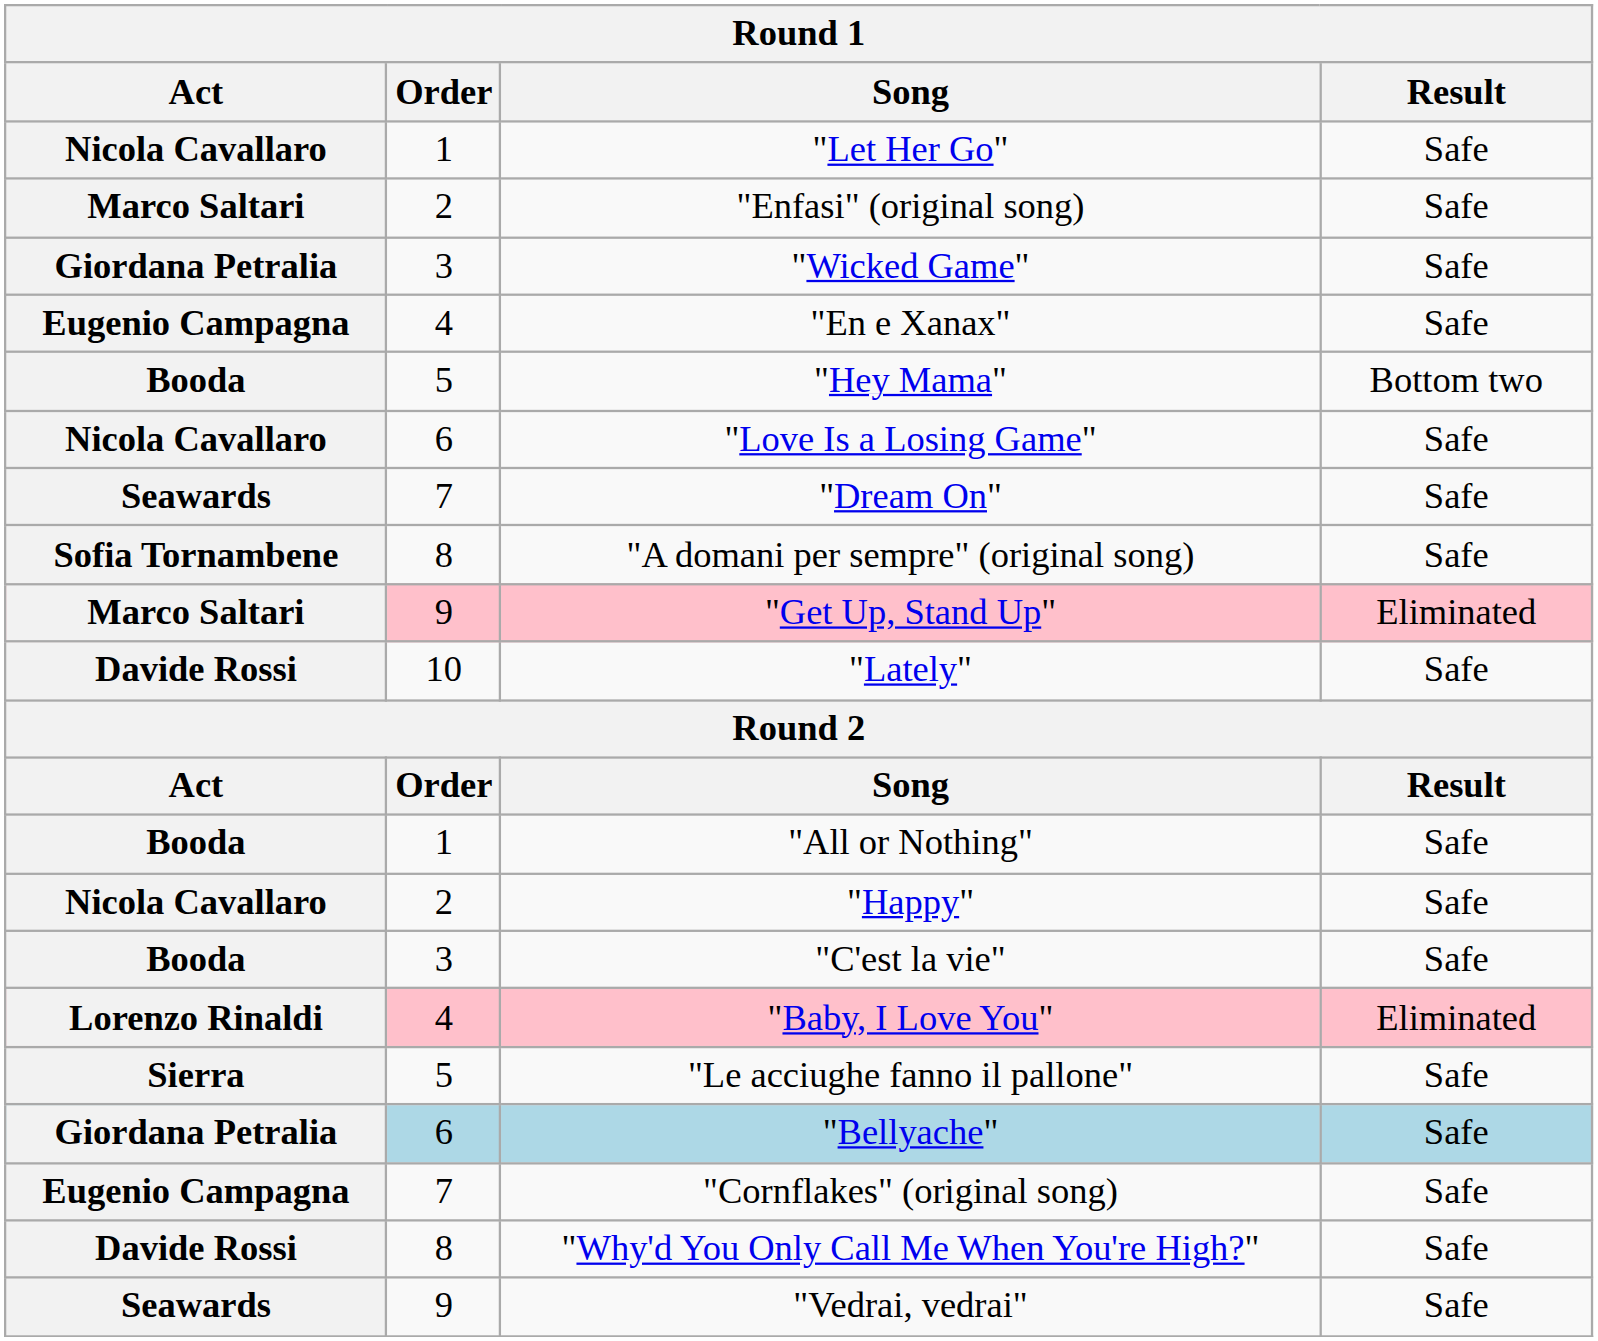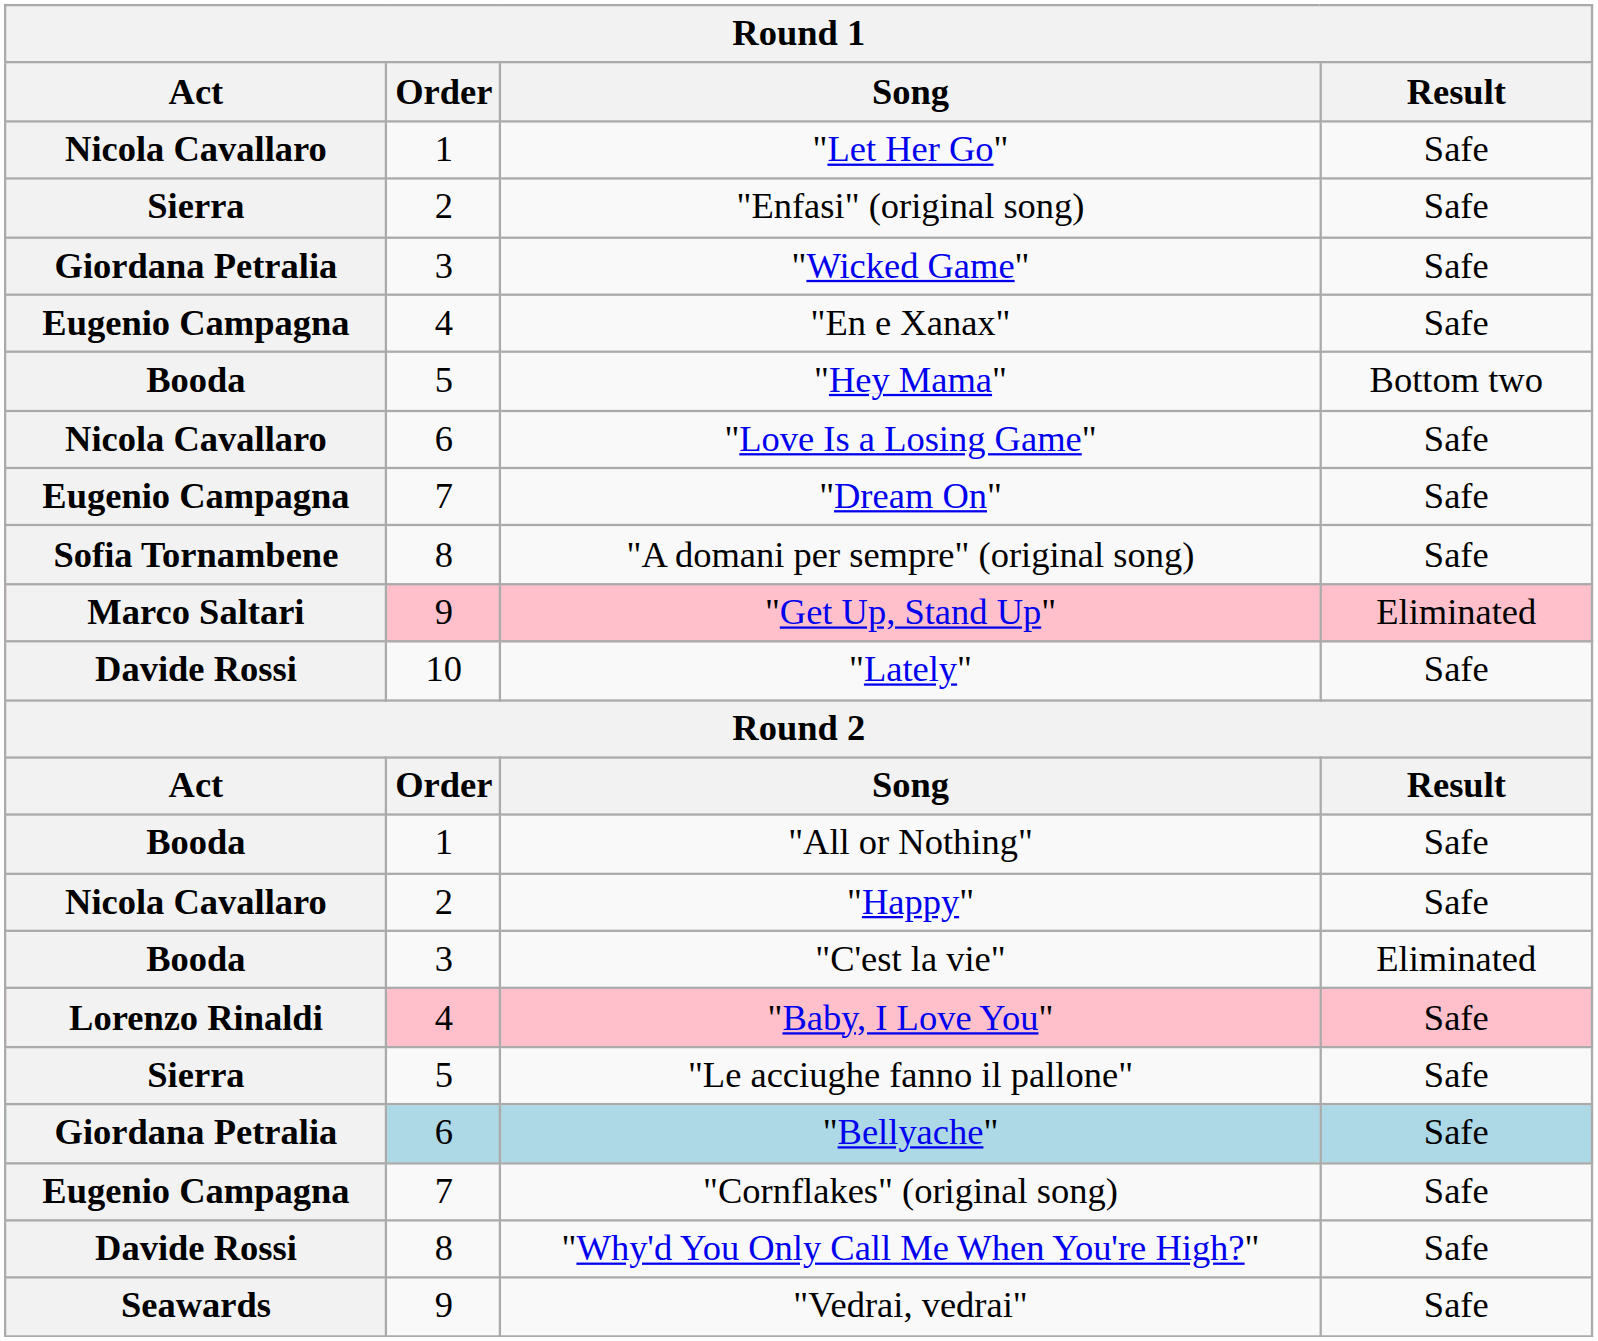(196, 206) Marco Saltari -> (196, 206) Sierra
(196, 496) Seawards -> (196, 496) Eugenio Campagna
(1456, 959) Safe -> (1456, 959) Eliminated
(1456, 1016) Eliminated -> (1456, 1016) Safe
